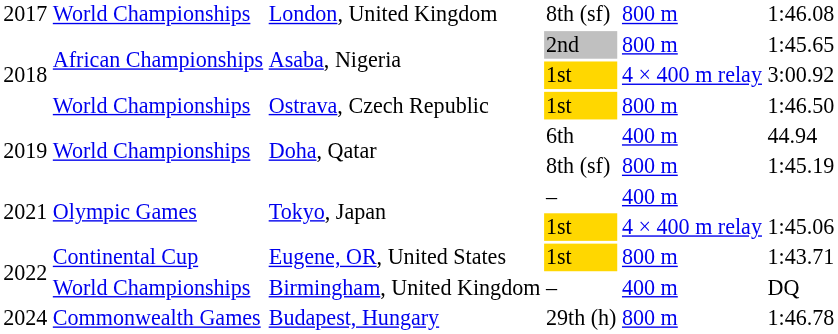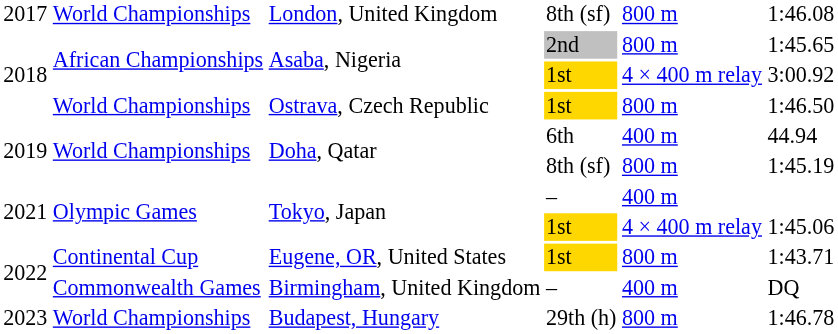(152, 287) World Championships -> (157, 287) Commonwealth Games
(25, 317) 2024 -> (25, 317) 2023
(157, 317) Commonwealth Games -> (152, 317) World Championships
